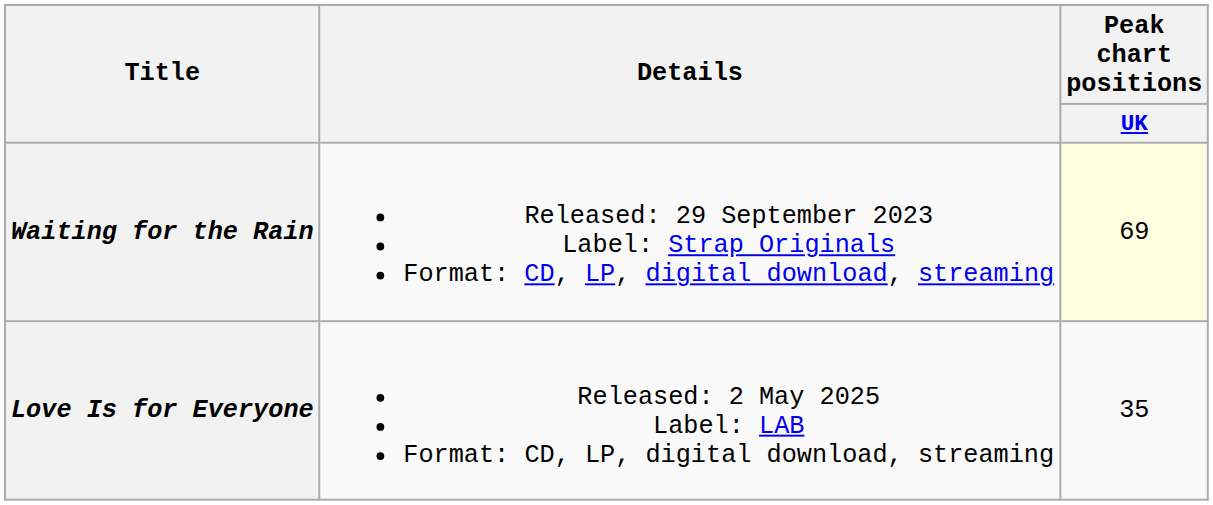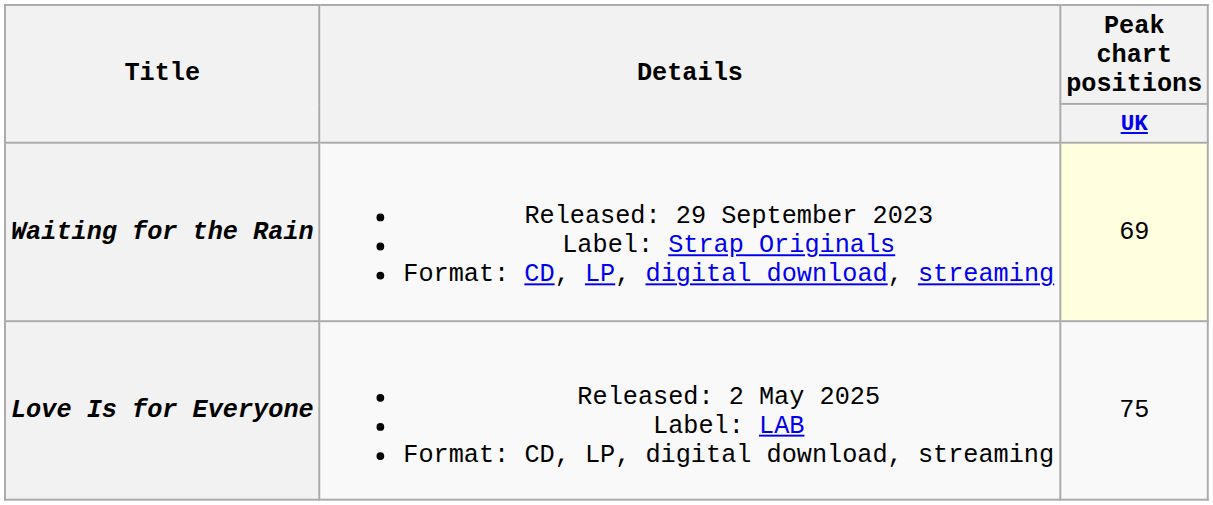(1134, 411) 35 -> (1134, 411) 75
